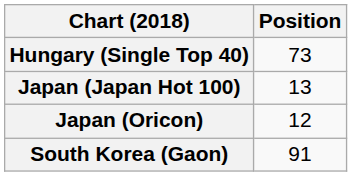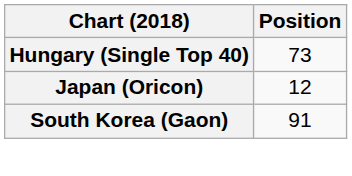- row: (129, 87)
